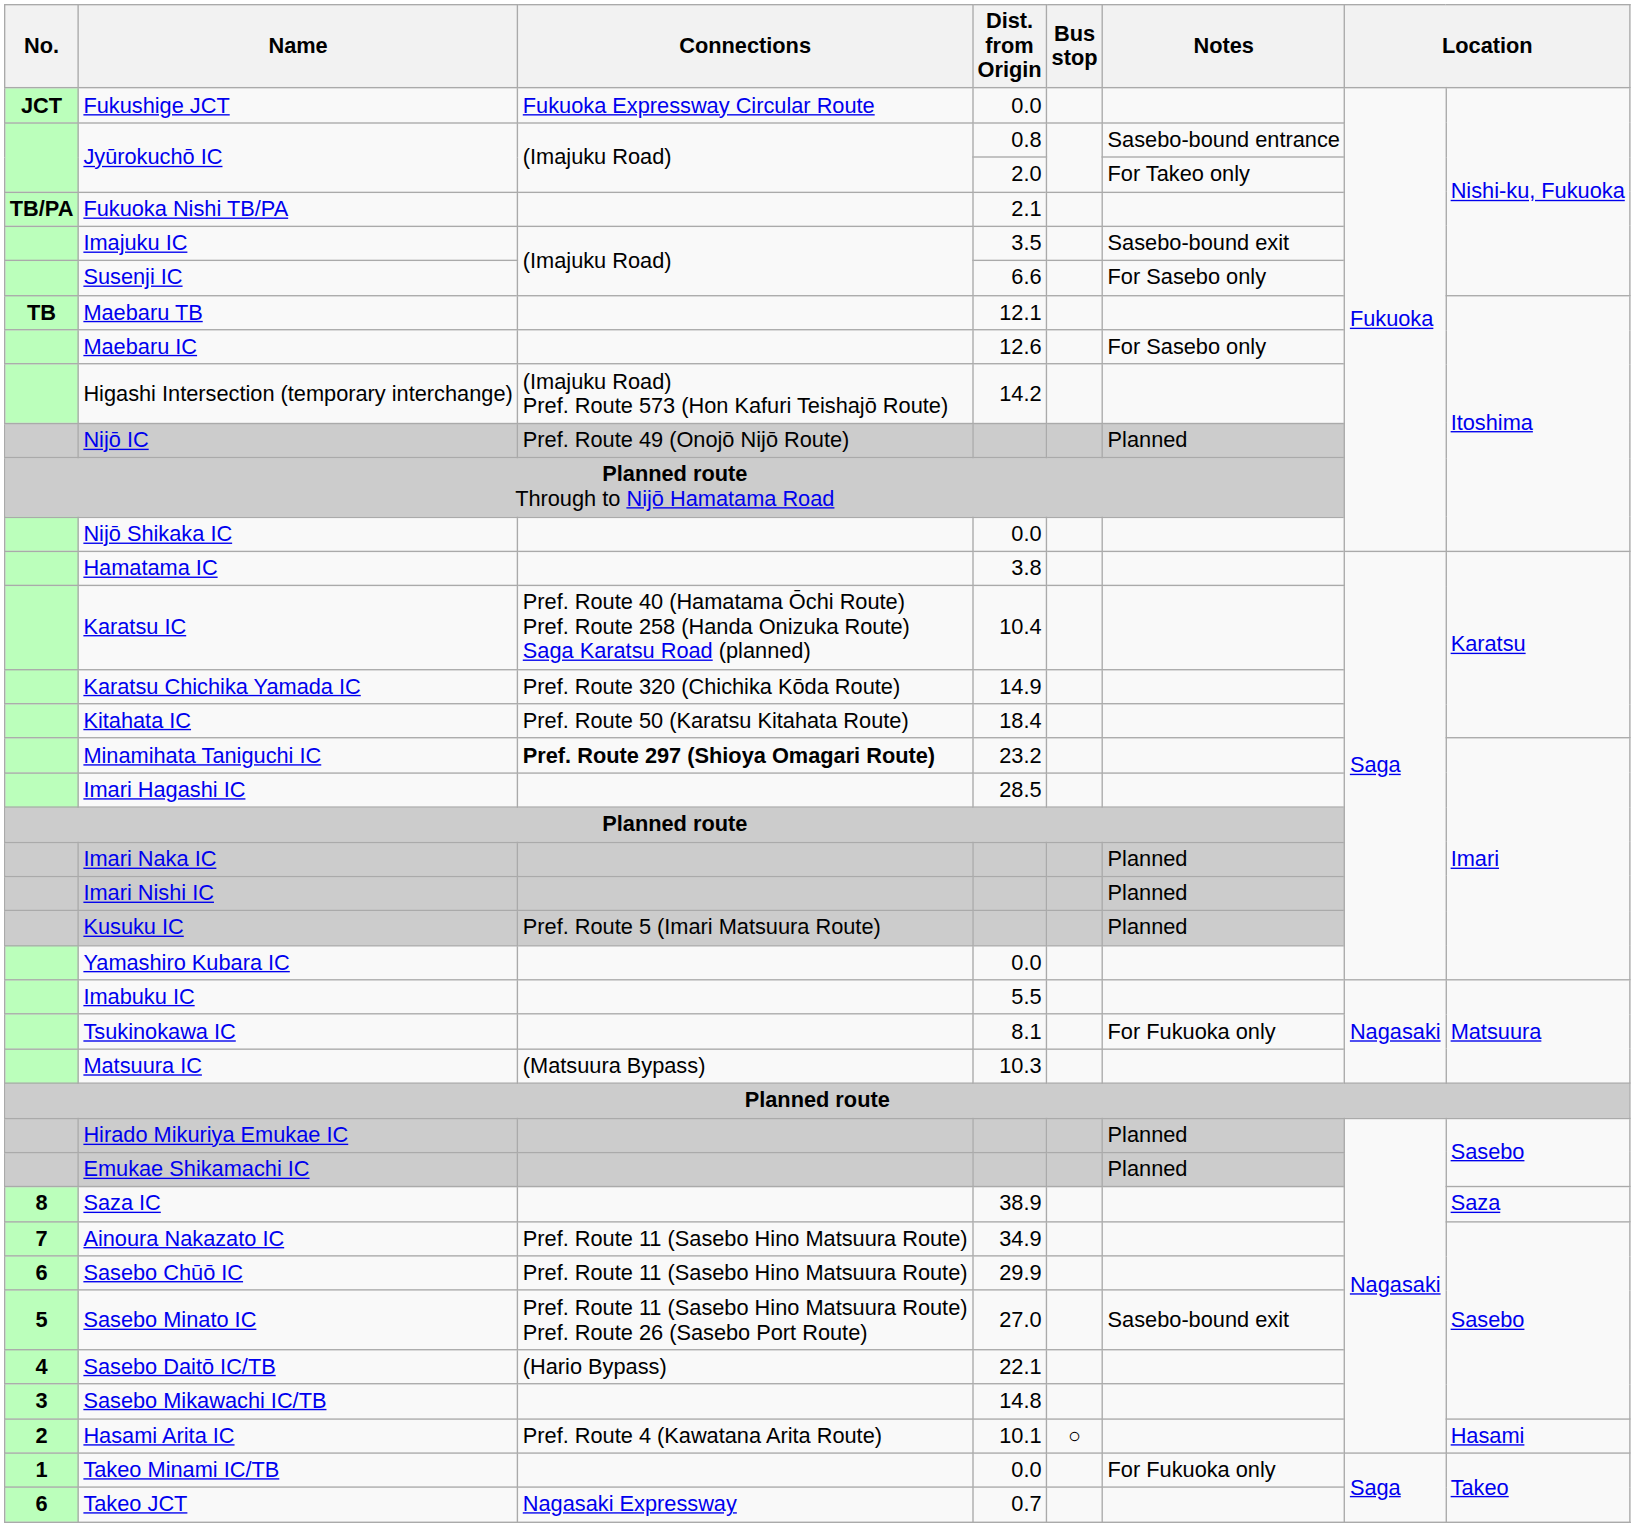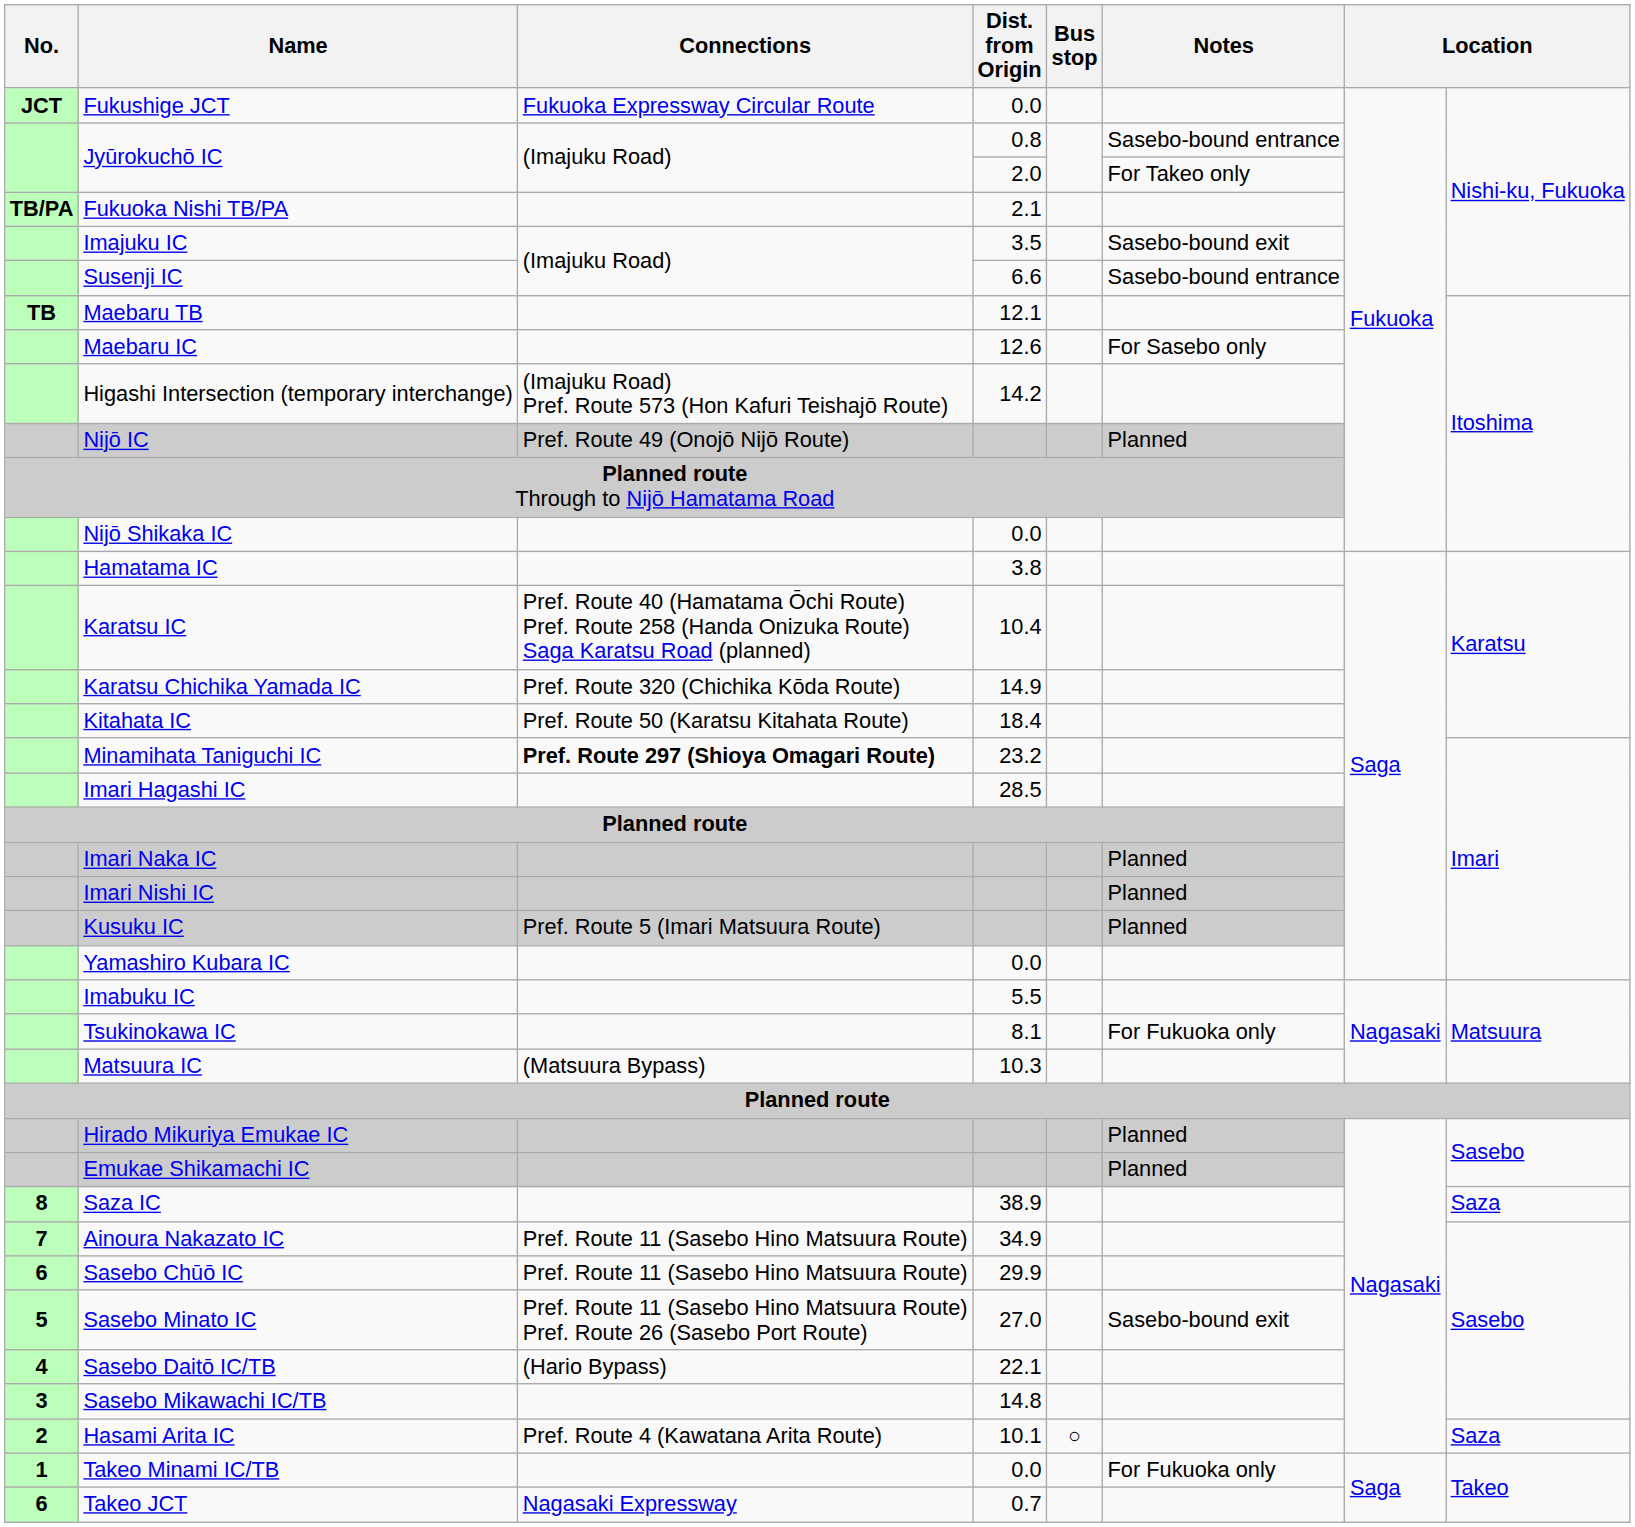(1187, 277) For Sasebo only -> (1224, 277) Sasebo-bound entrance
(1488, 1435) Hasami -> (1475, 1435) Saza
